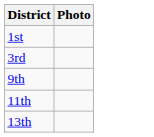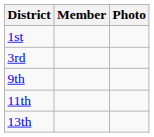+ column: (82, 15)
